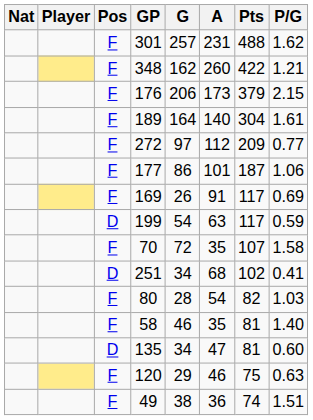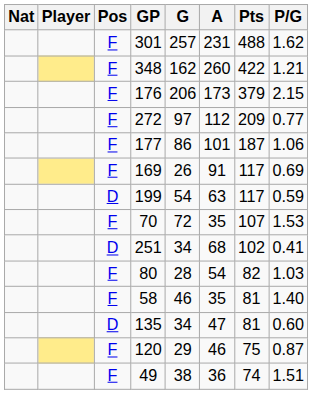- row: (148, 119)
(288, 247) 1.58 -> (288, 222) 1.53
(288, 376) 0.63 -> (288, 350) 0.87
